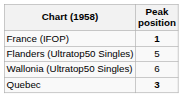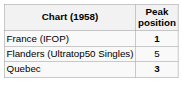- row: (70, 69)
